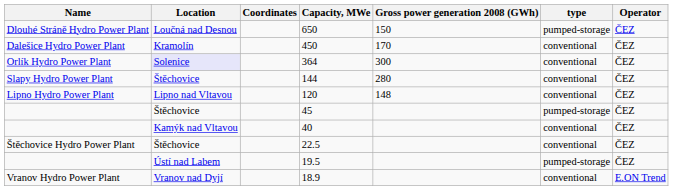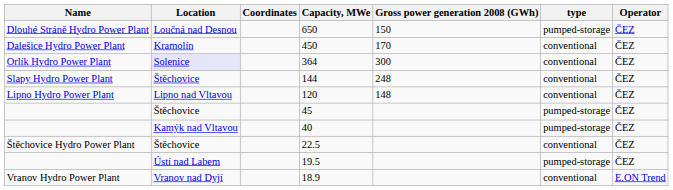(383, 78) 280 -> (383, 78) 248
(570, 128) conventional -> (577, 128) pumped-storage
